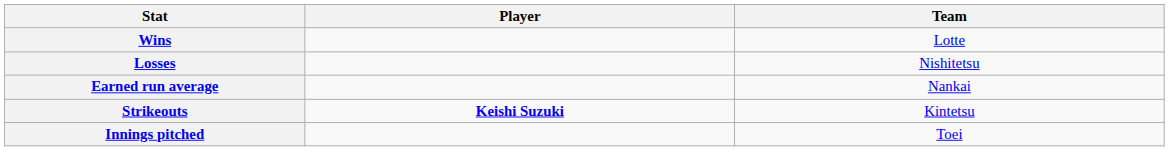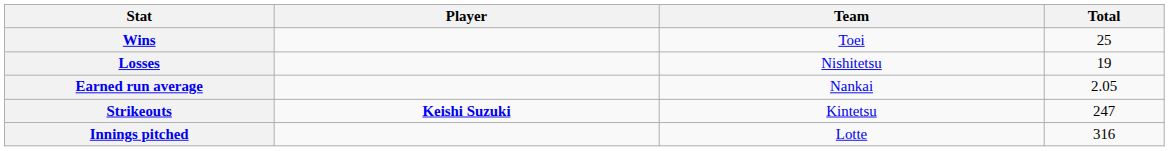+ column: (1104, 16)
(949, 39) Lotte -> (852, 39) Toei
(949, 134) Toei -> (852, 134) Lotte
